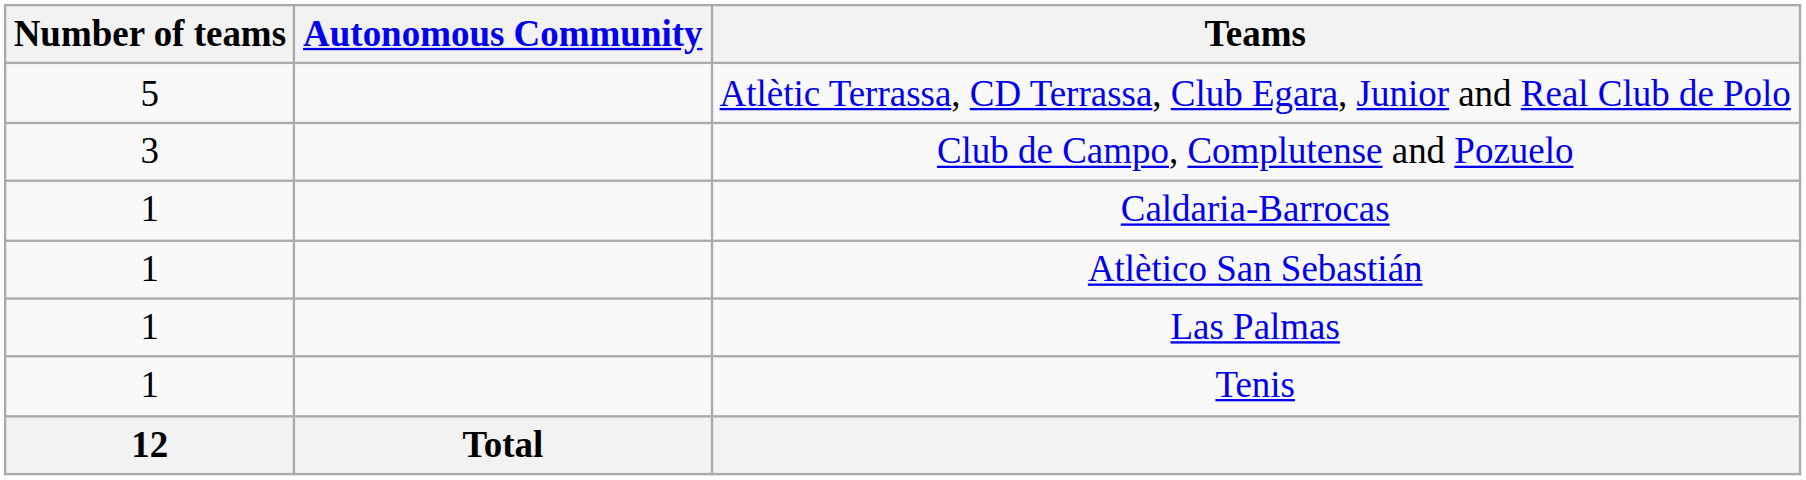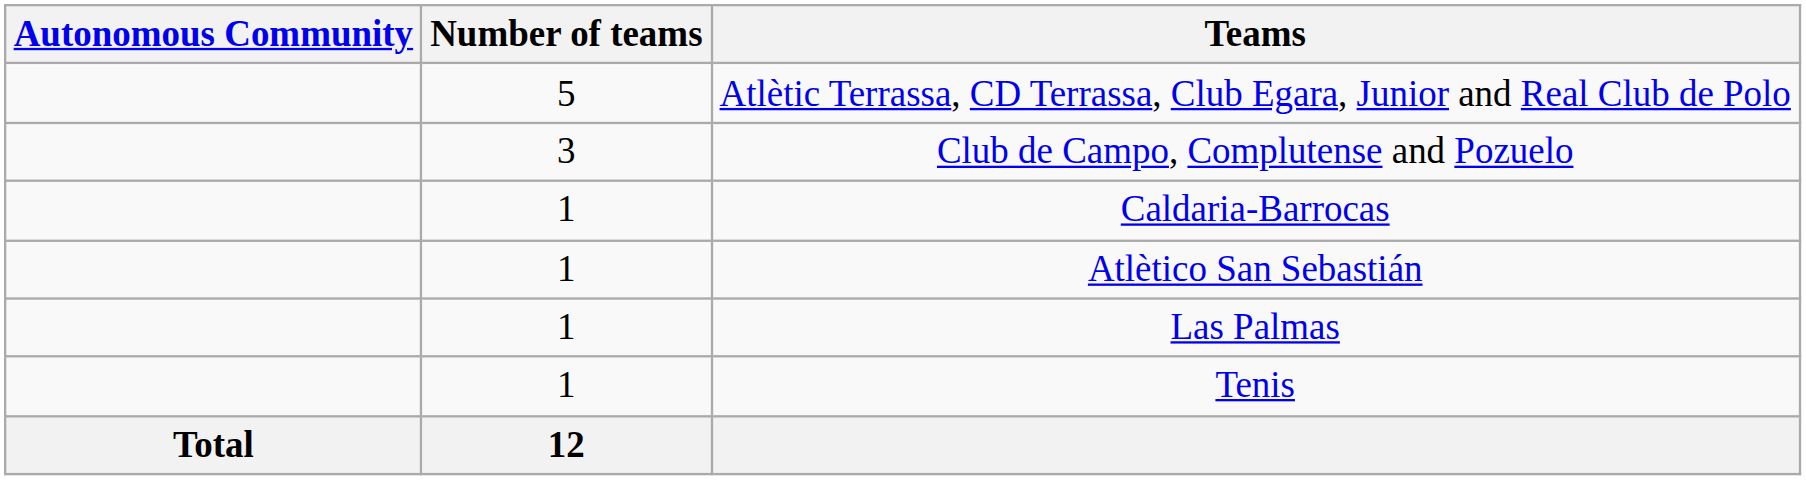columns swapped: (503, 33) <-> (150, 33)
